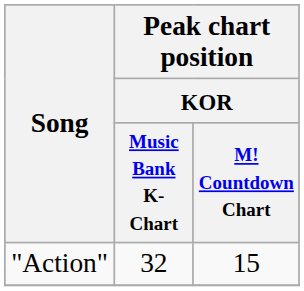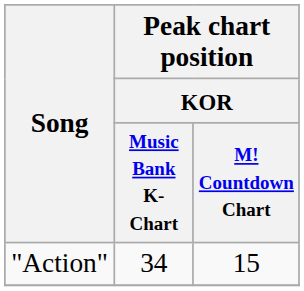(154, 263) 32 -> (154, 263) 34
